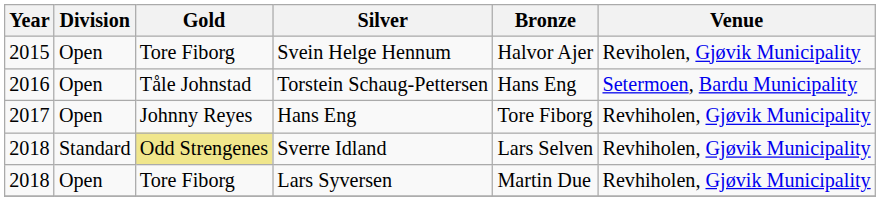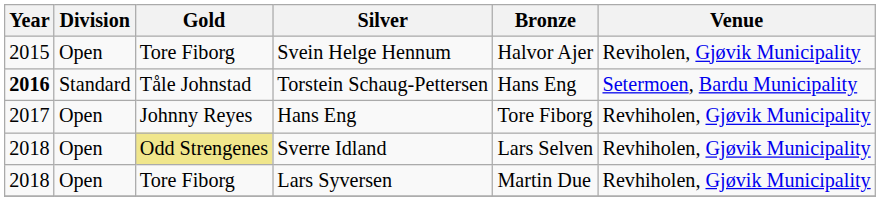(29, 84) normal -> (29, 84) bold
(81, 84) Open -> (95, 84) Standard
(95, 148) Standard -> (81, 148) Open
